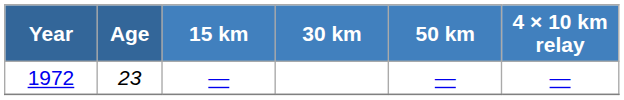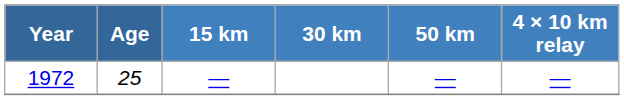(130, 78) 23 -> (130, 78) 25
